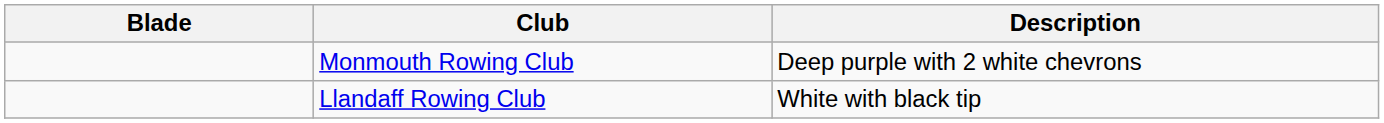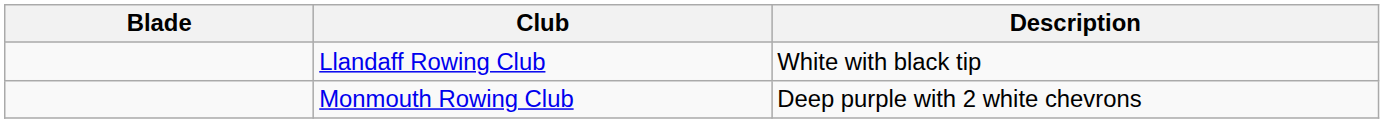rows swapped: (432, 99) <-> (446, 61)
